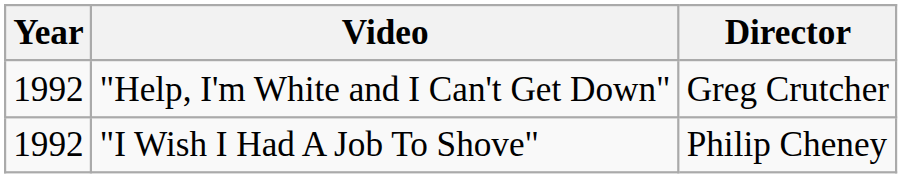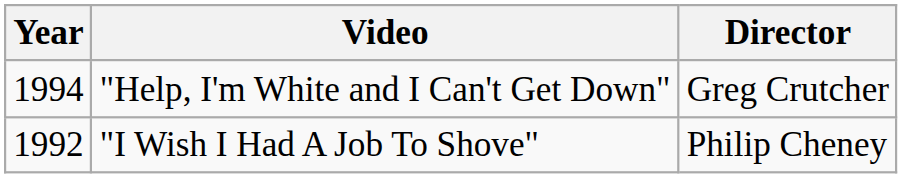(48, 88) 1992 -> (48, 88) 1994
